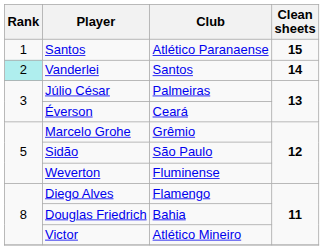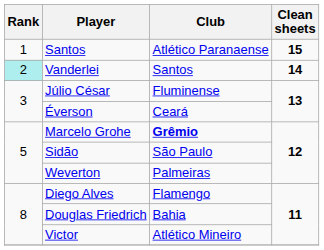(181, 91) Palmeiras -> (186, 91) Fluminense
(174, 132) normal -> (175, 132) bold
(186, 173) Fluminense -> (181, 173) Palmeiras
